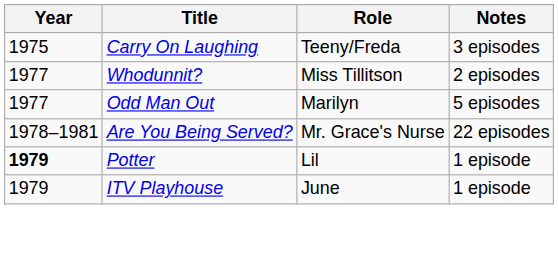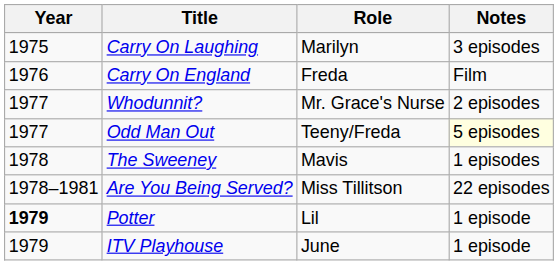(351, 47) Teeny/Freda -> (330, 47) Marilyn
+ row: (178, 75)
(352, 75) Miss Tillitson -> (373, 103) Mr. Grace's Nurse
(330, 103) Marilyn -> (351, 132) Teeny/Freda
(496, 103) no background -> (496, 132) lightyellow background
+ row: (161, 160)
(373, 132) Mr. Grace's Nurse -> (352, 189) Miss Tillitson
